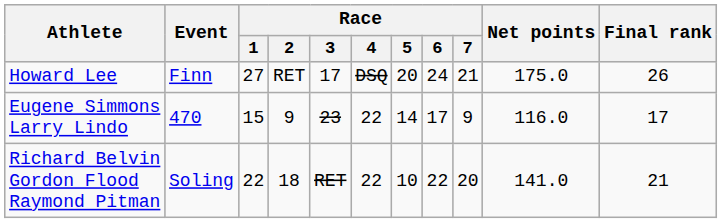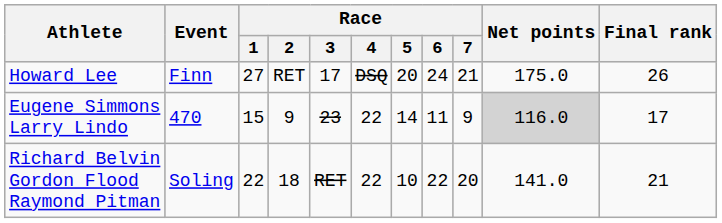(437, 118) 17 -> (437, 118) 11
(541, 118) no background -> (541, 118) lightgrey background
